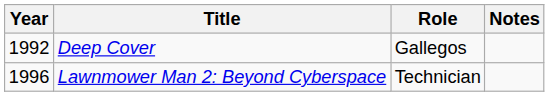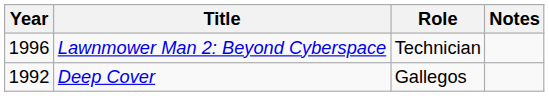rows swapped: (106, 47) <-> (222, 76)
